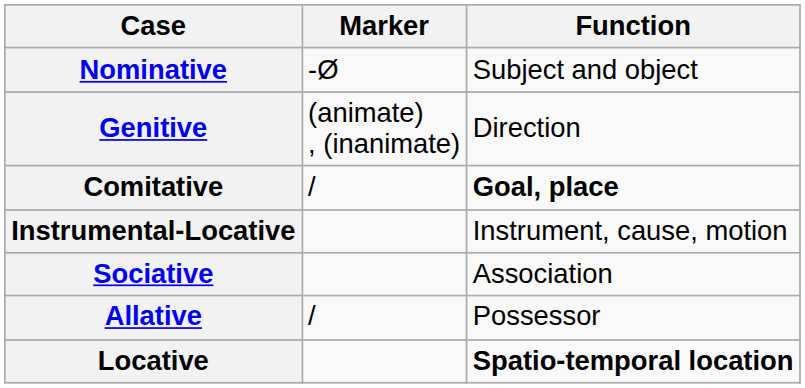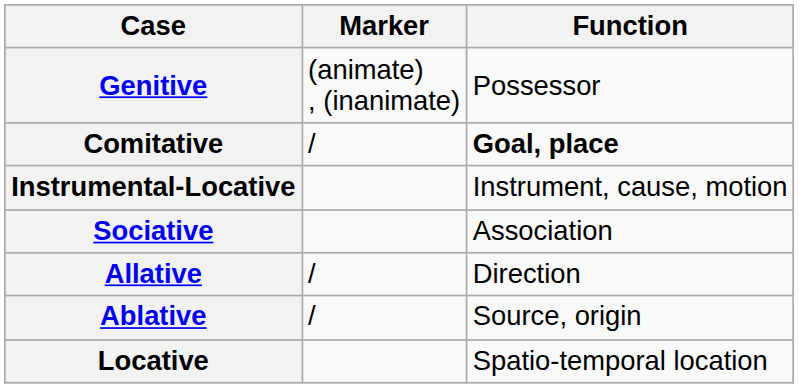- row: (153, 69)
(527, 128) Direction -> (537, 84) Possessor
(537, 317) Possessor -> (527, 273) Direction
+ row: (153, 317)
(633, 360) bold -> (620, 360) normal
